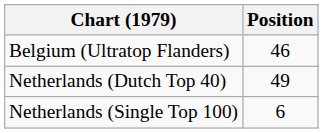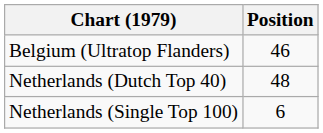(280, 81) 49 -> (280, 81) 48
